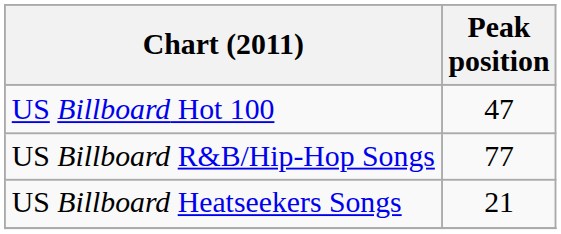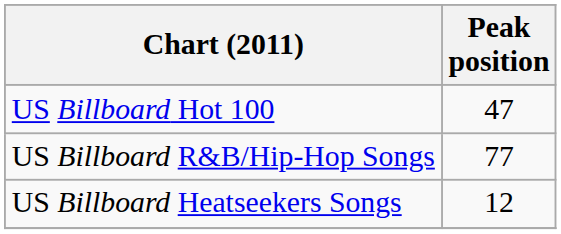(499, 203) 21 -> (499, 203) 12
